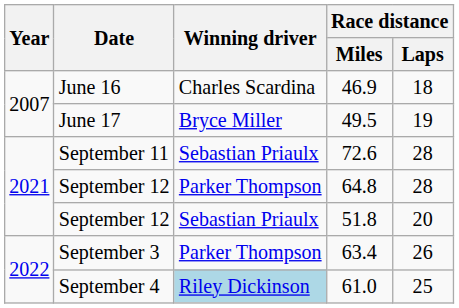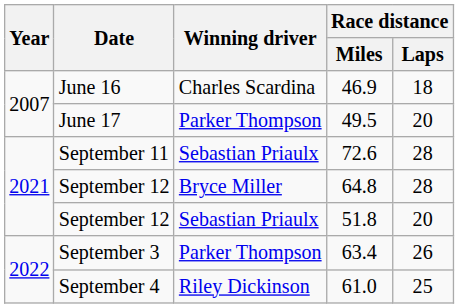(230, 120) Bryce Miller -> (250, 120) Parker Thompson
(423, 120) 19 -> (423, 120) 20
(250, 186) Parker Thompson -> (230, 186) Bryce Miller
(244, 285) lightblue background -> (244, 285) no background
